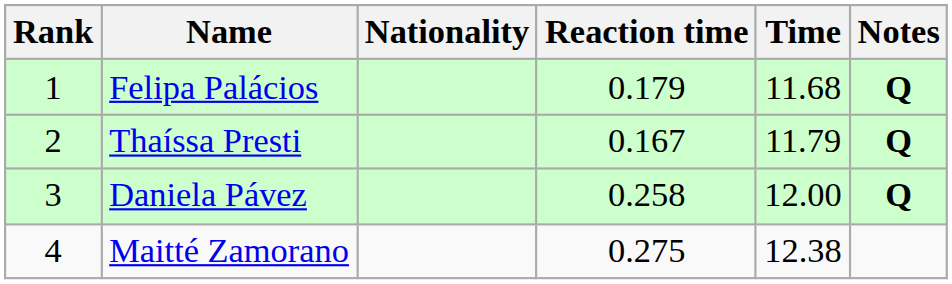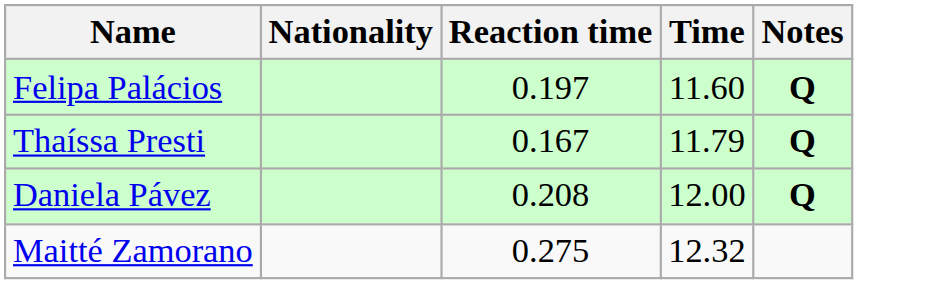- column: (53, 31)
(647, 86) 0.179 -> (551, 86) 0.197
(803, 86) 11.68 -> (707, 86) 11.60
(647, 195) 0.258 -> (551, 195) 0.208
(803, 250) 12.38 -> (707, 250) 12.32
